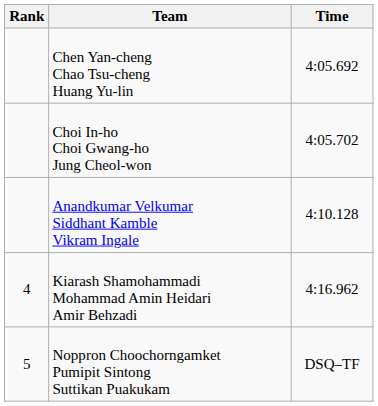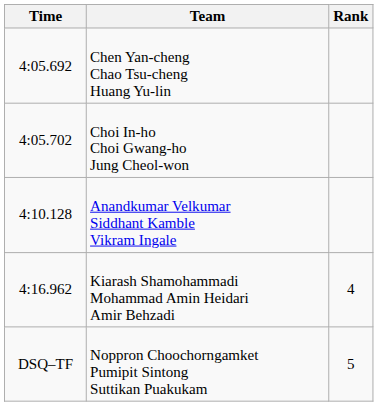columns swapped: (27, 16) <-> (332, 16)
